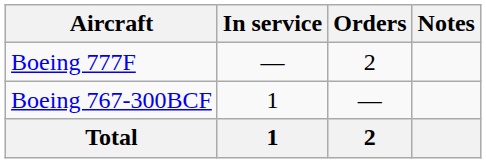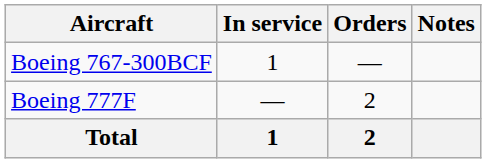rows swapped: (111, 99) <-> (73, 61)
